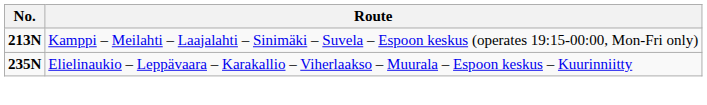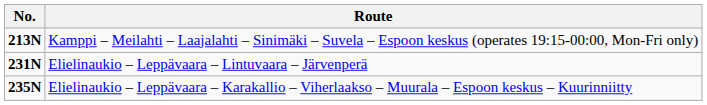+ row: (208, 64)
